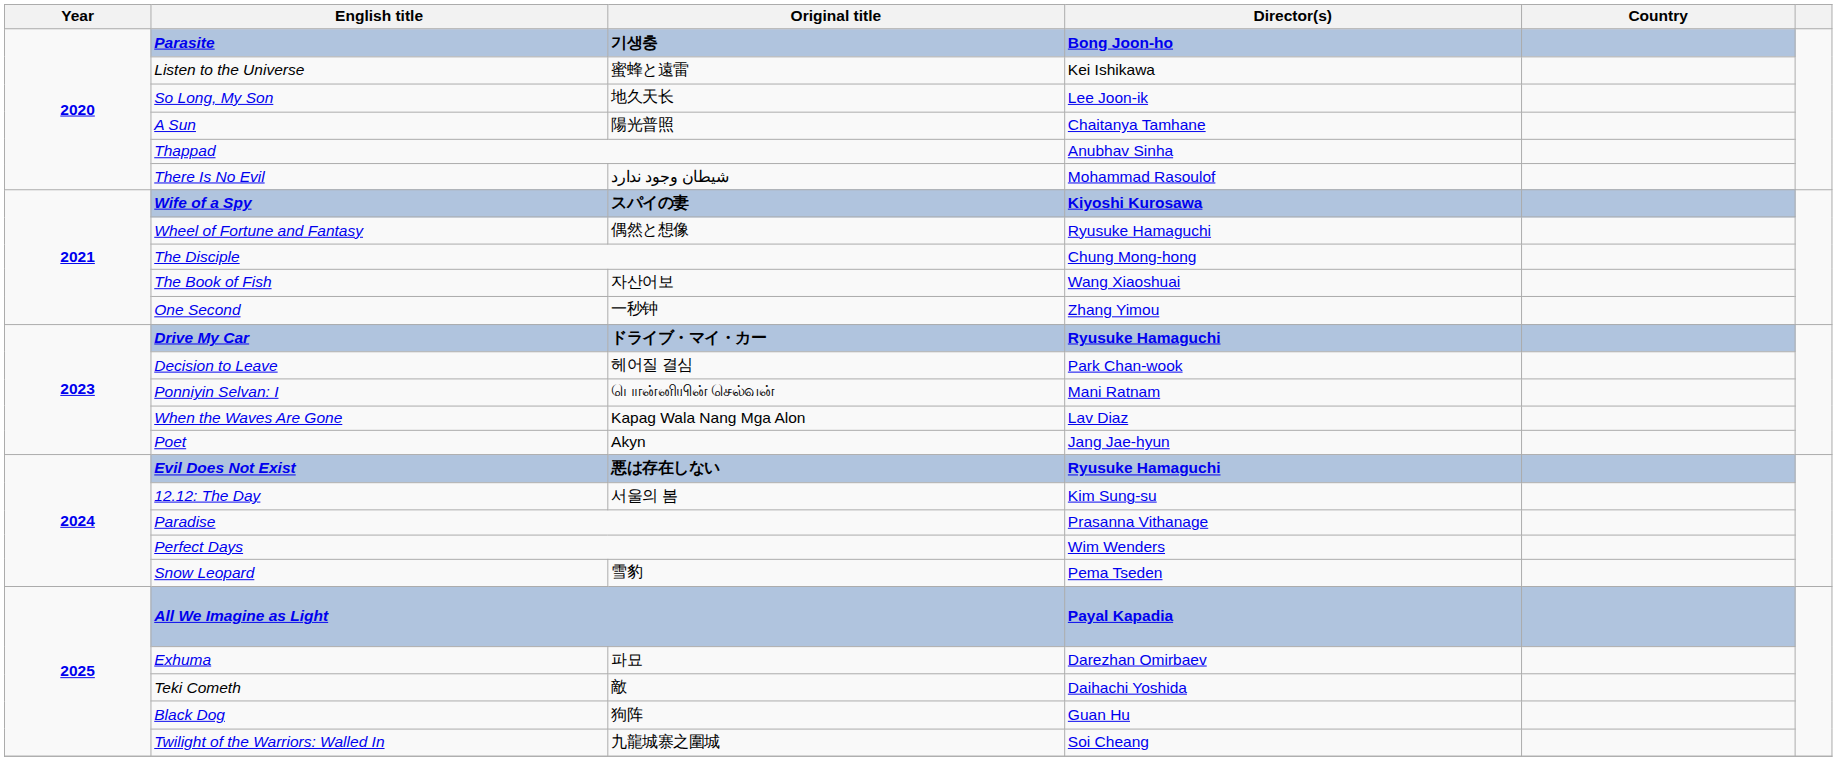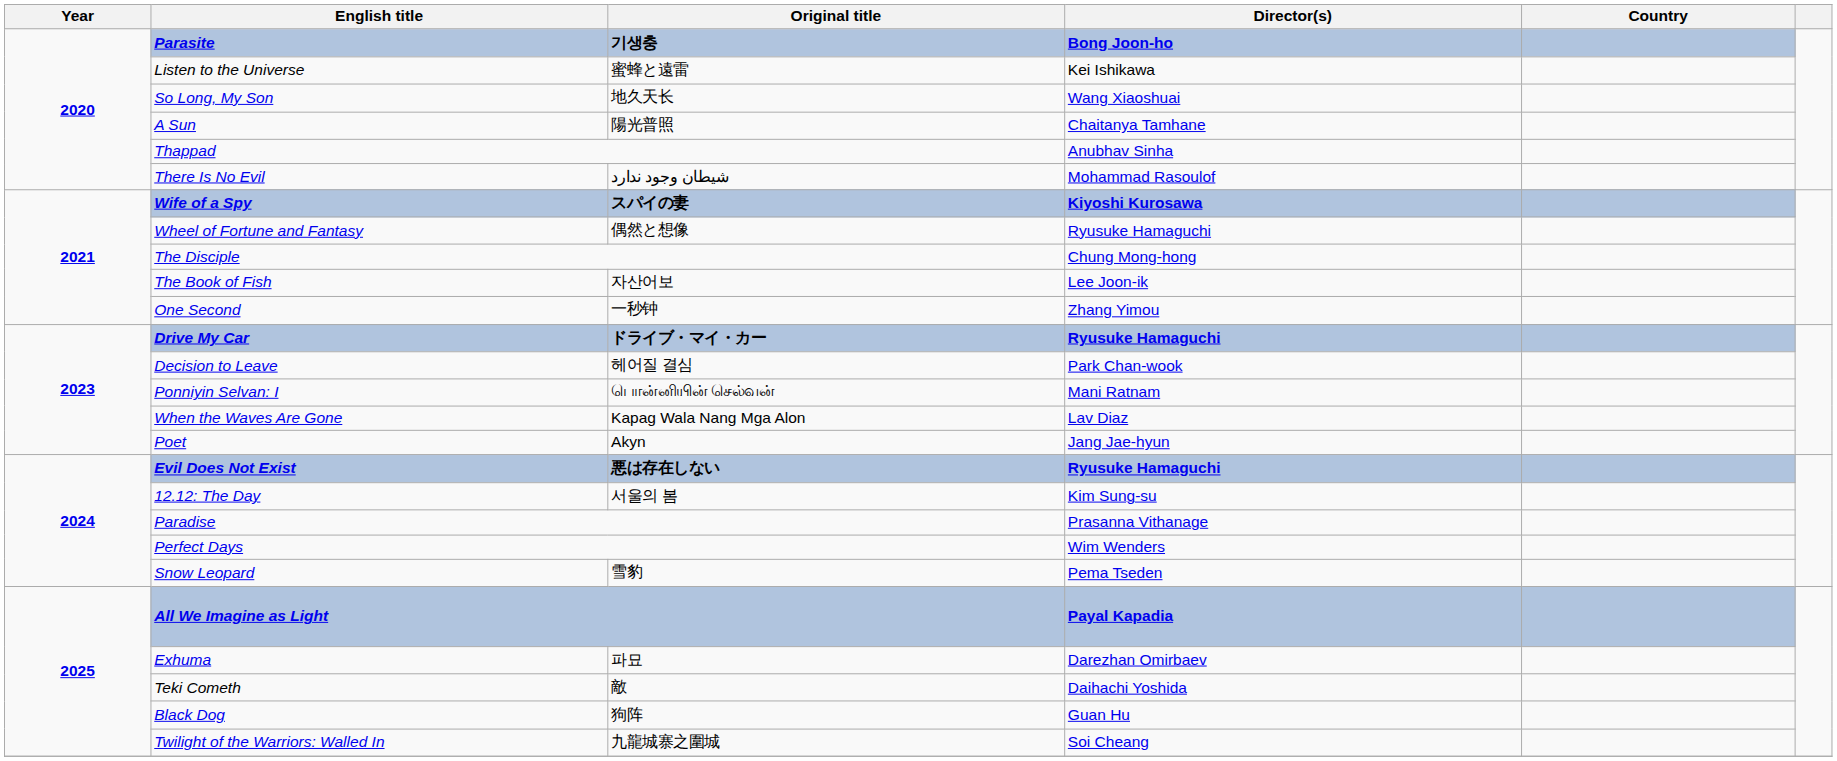(1108, 97) Lee Joon-ik -> (1124, 97) Wang Xiaoshuai
(1124, 282) Wang Xiaoshuai -> (1108, 282) Lee Joon-ik
